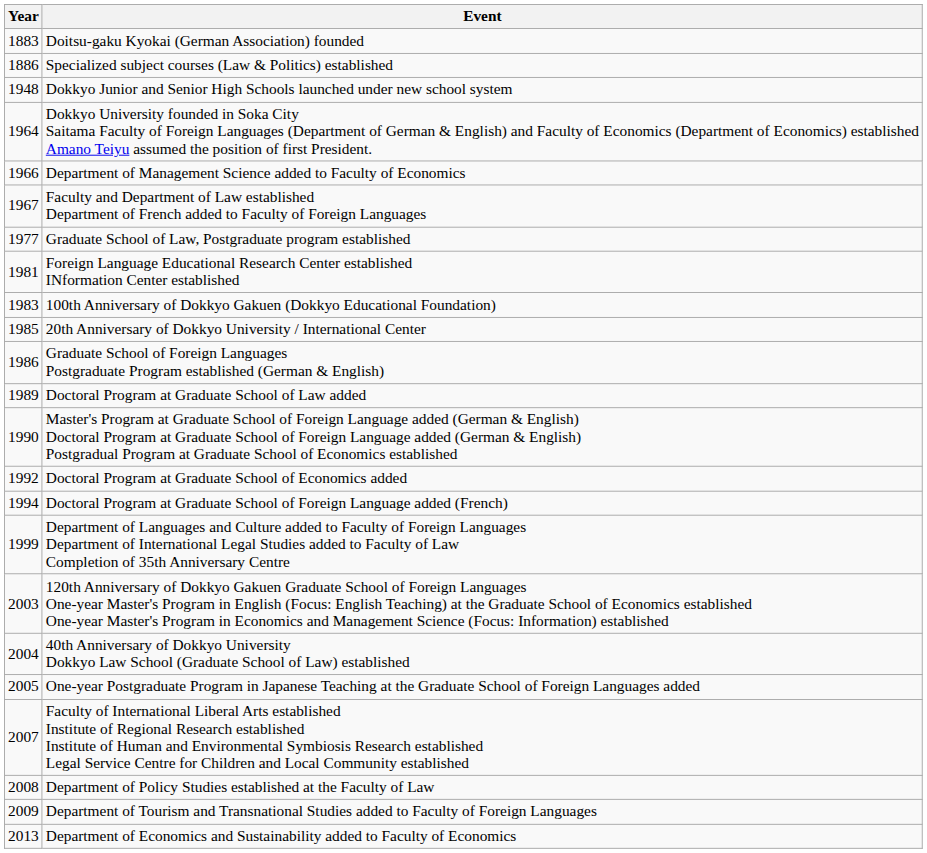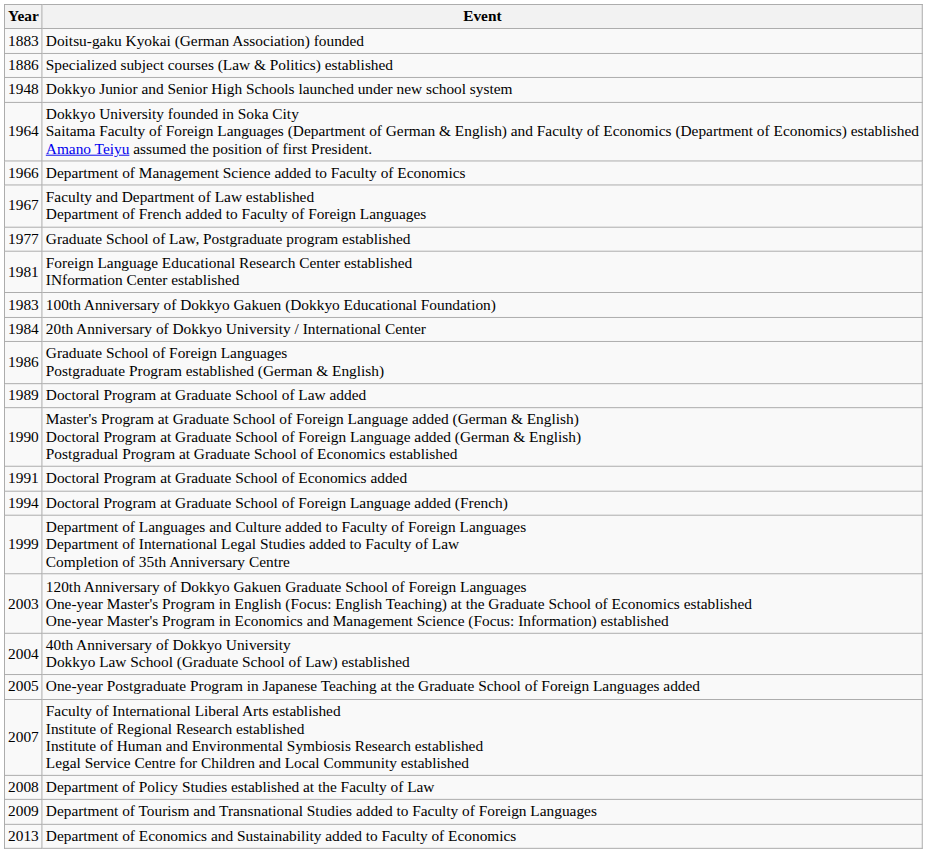(23, 329) 1985 -> (23, 329) 1984
(23, 478) 1992 -> (23, 478) 1991
